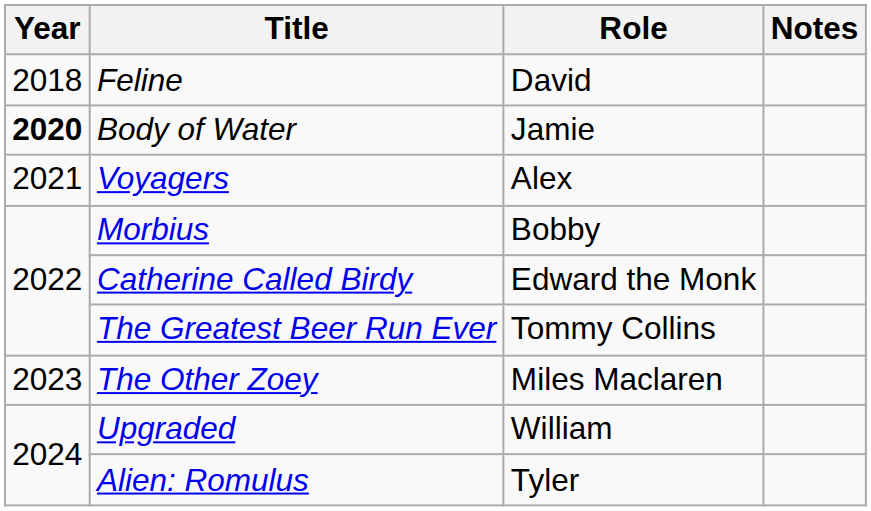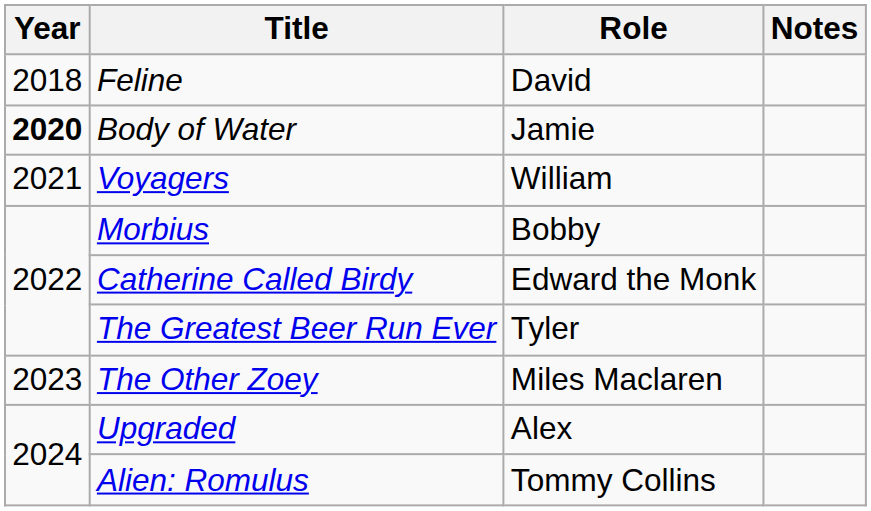(542, 179) Alex -> (562, 179) William
(613, 329) Tommy Collins -> (545, 329) Tyler
(562, 429) William -> (542, 429) Alex
(545, 479) Tyler -> (613, 479) Tommy Collins
